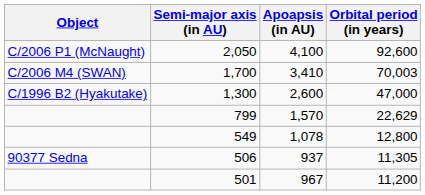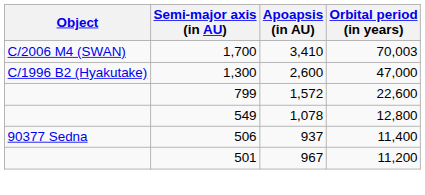- row: (240, 51)
(306, 115) 1,570 -> (306, 94) 1,572
(397, 115) 22,629 -> (397, 94) 22,600
(398, 158) 11,305 -> (398, 136) 11,400
